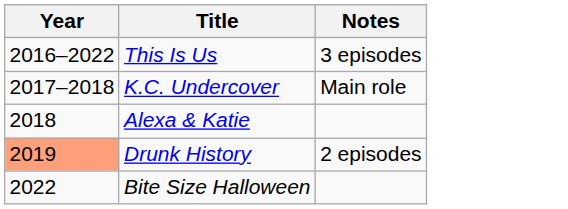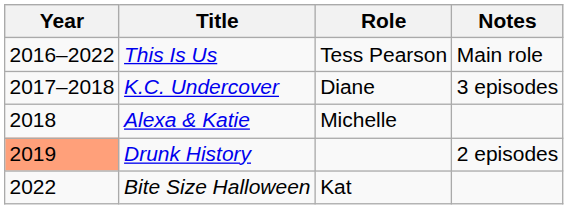+ column: (384, 21)
(371, 54) 3 episodes -> (500, 54) Main role
(363, 87) Main role -> (507, 87) 3 episodes
